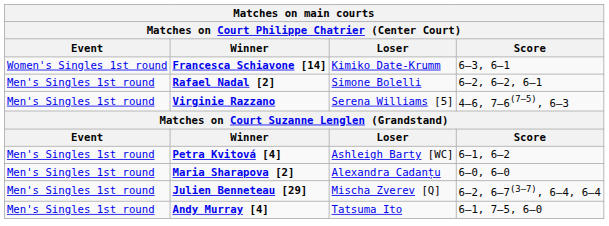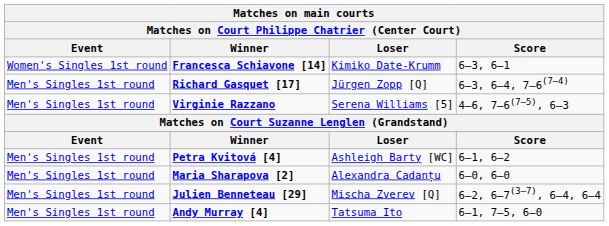+ row: (237, 84)
- row: (224, 83)
